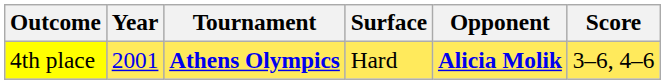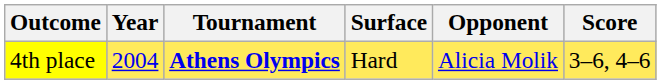(135, 60) 2001 -> (135, 60) 2004
(500, 60) bold -> (498, 60) normal
